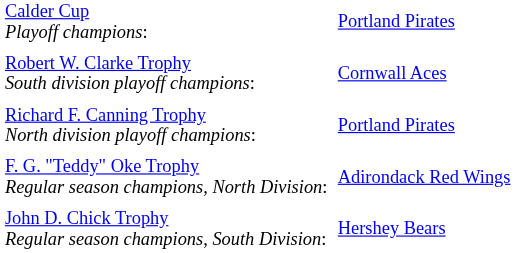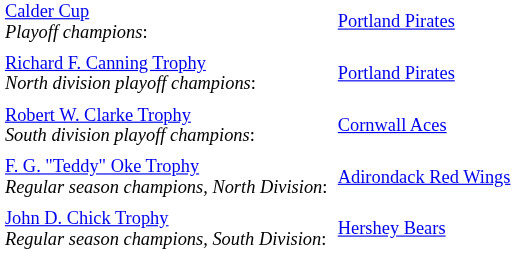rows swapped: (130, 125) <-> (130, 73)
